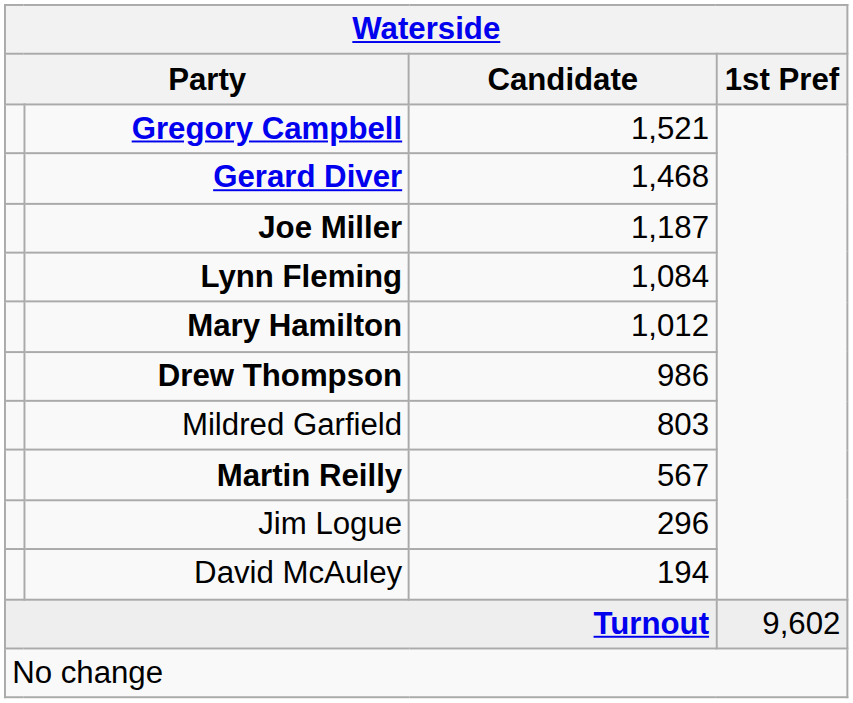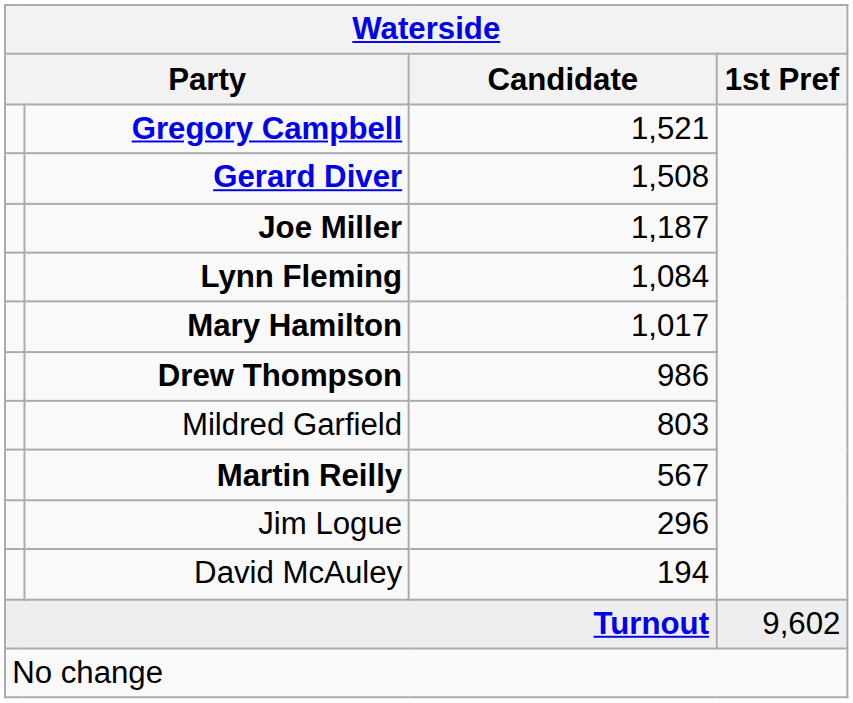(670, 177) 1,468 -> (670, 177) 1,508
(670, 326) 1,012 -> (670, 326) 1,017
